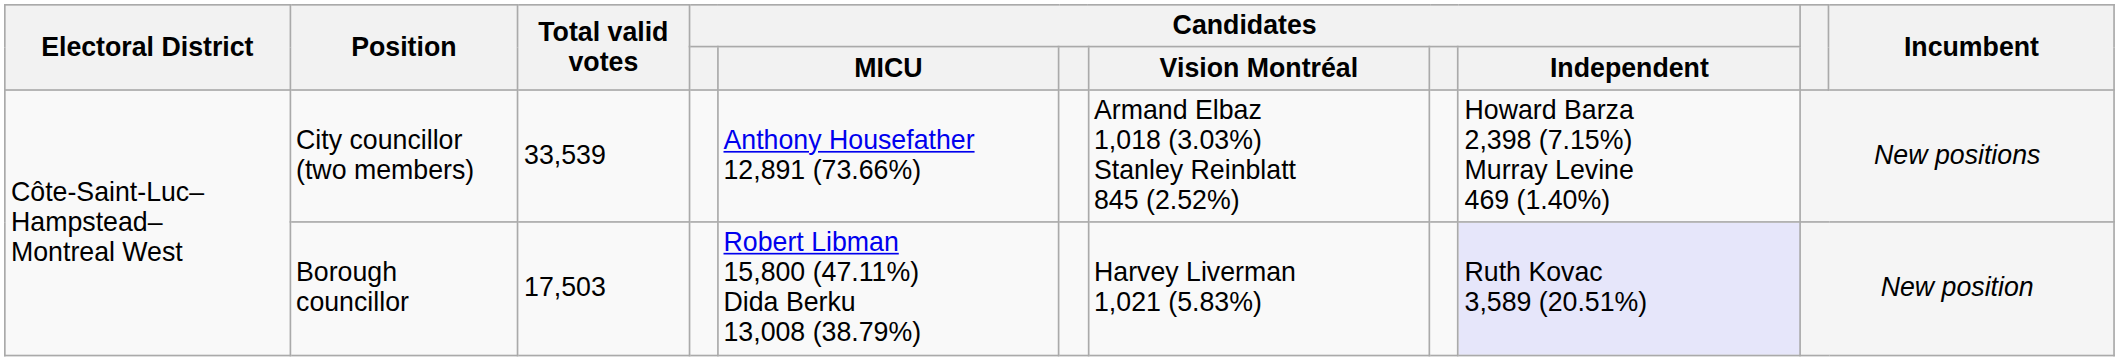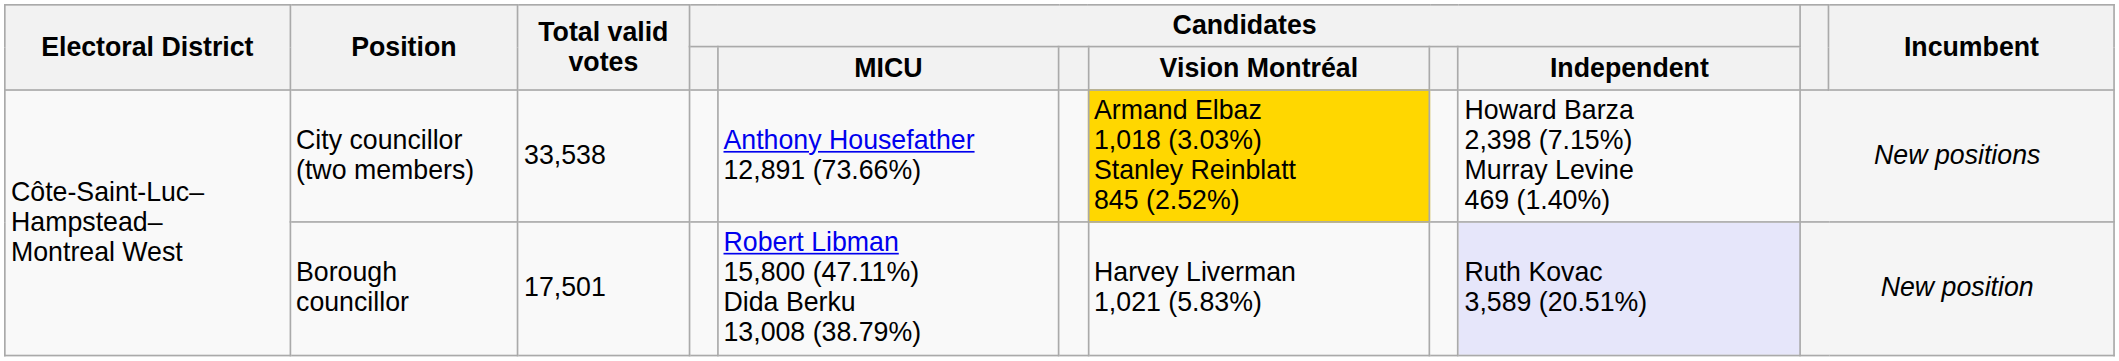(565, 155) 33,539 -> (565, 155) 33,538
(1195, 155) no background -> (1195, 155) gold background
(565, 288) 17,503 -> (565, 288) 17,501
